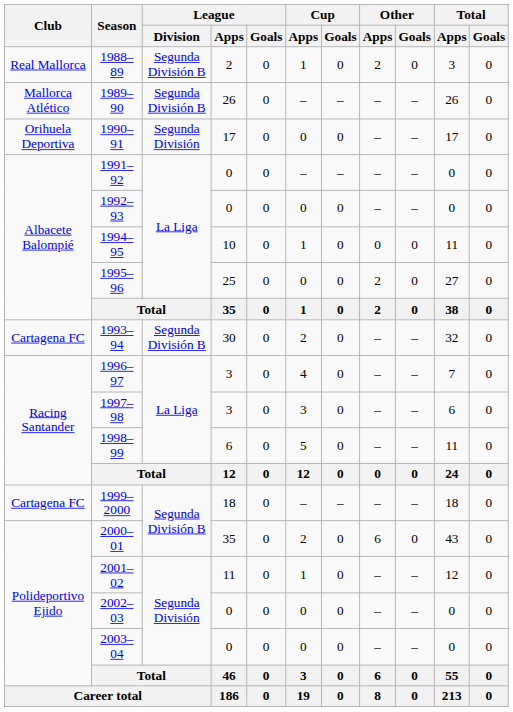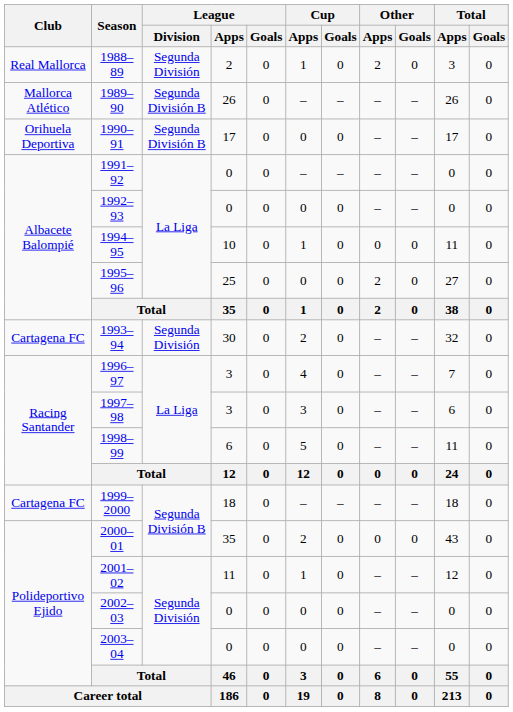(177, 64) Segunda División B -> (177, 64) Segunda División
(177, 136) Segunda División -> (177, 136) Segunda División B
(177, 337) Segunda División B -> (177, 337) Segunda División
(378, 538) 6 -> (378, 538) 0
